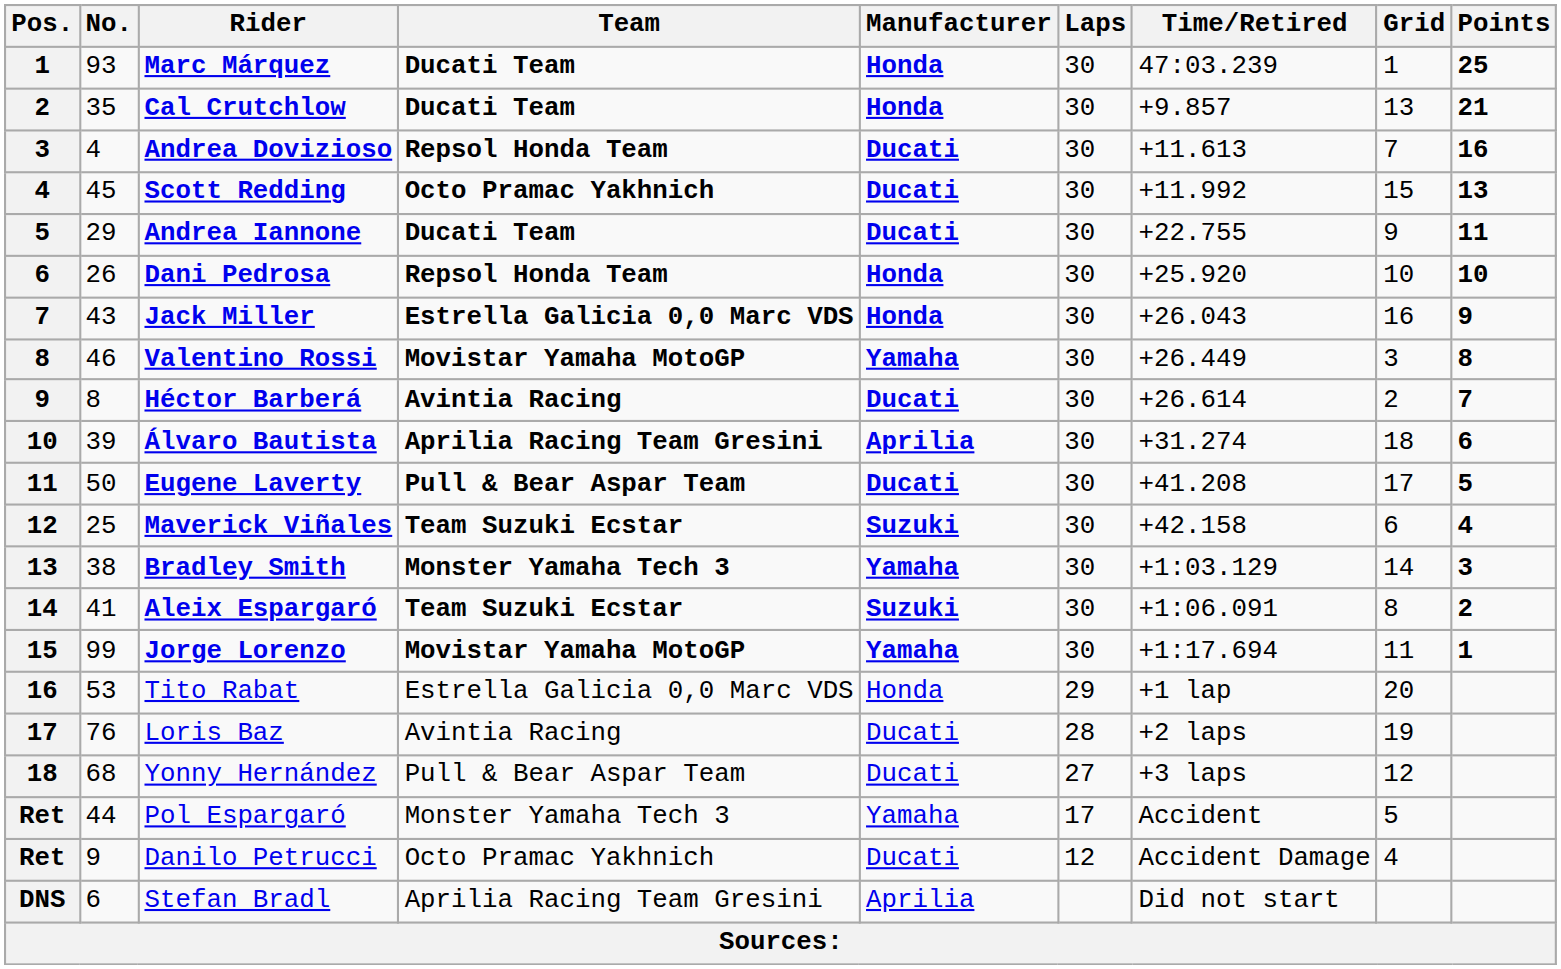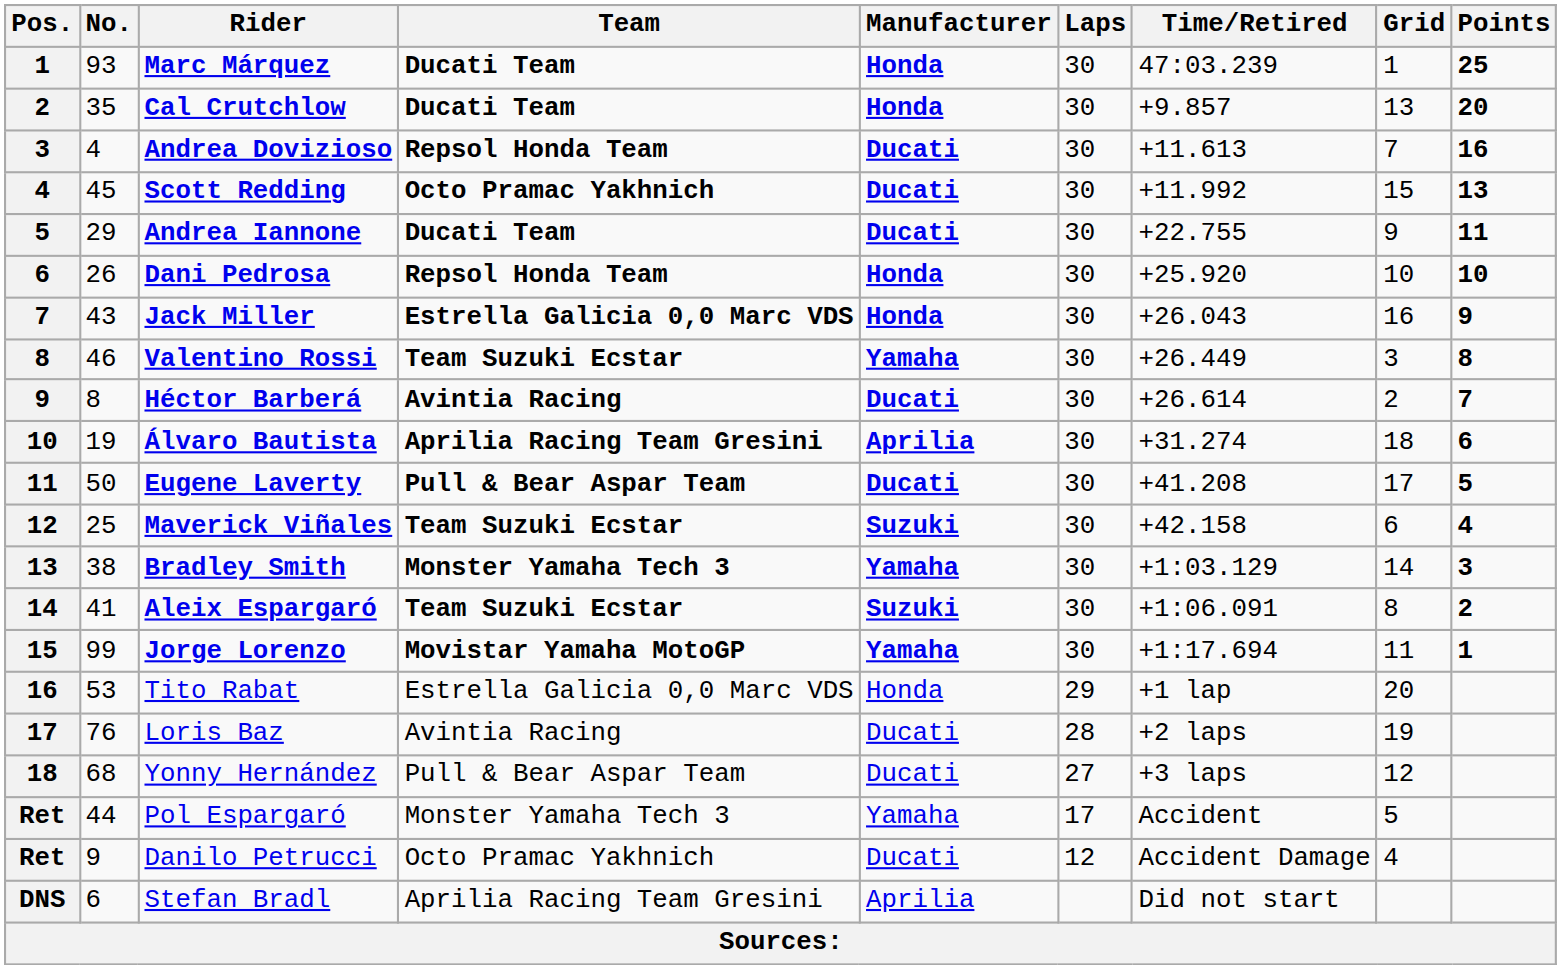(1473, 110) 21 -> (1473, 110) 20
(575, 360) Movistar Yamaha MotoGP -> (544, 360) Team Suzuki Ecstar
(101, 443) 39 -> (101, 443) 19
